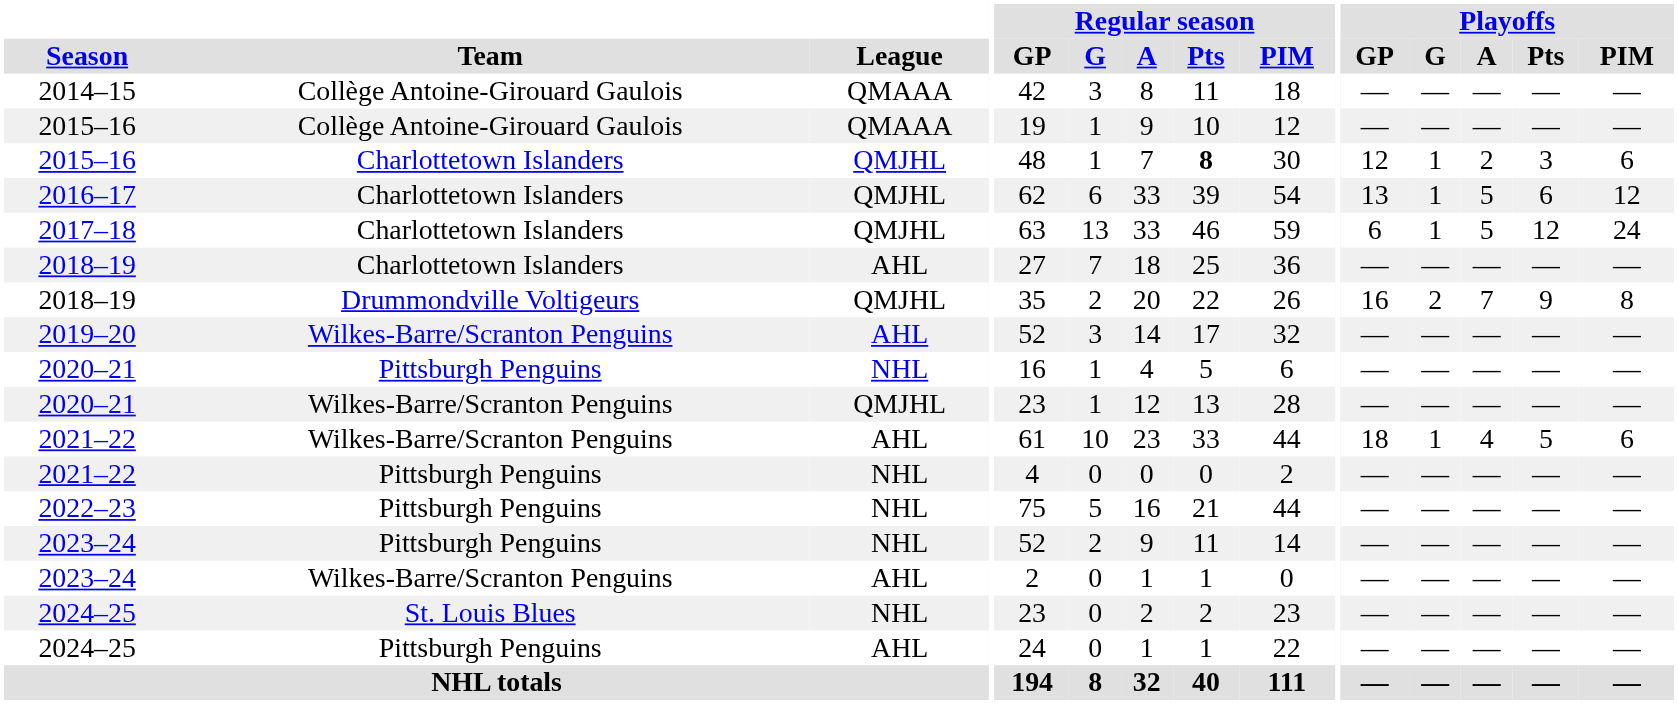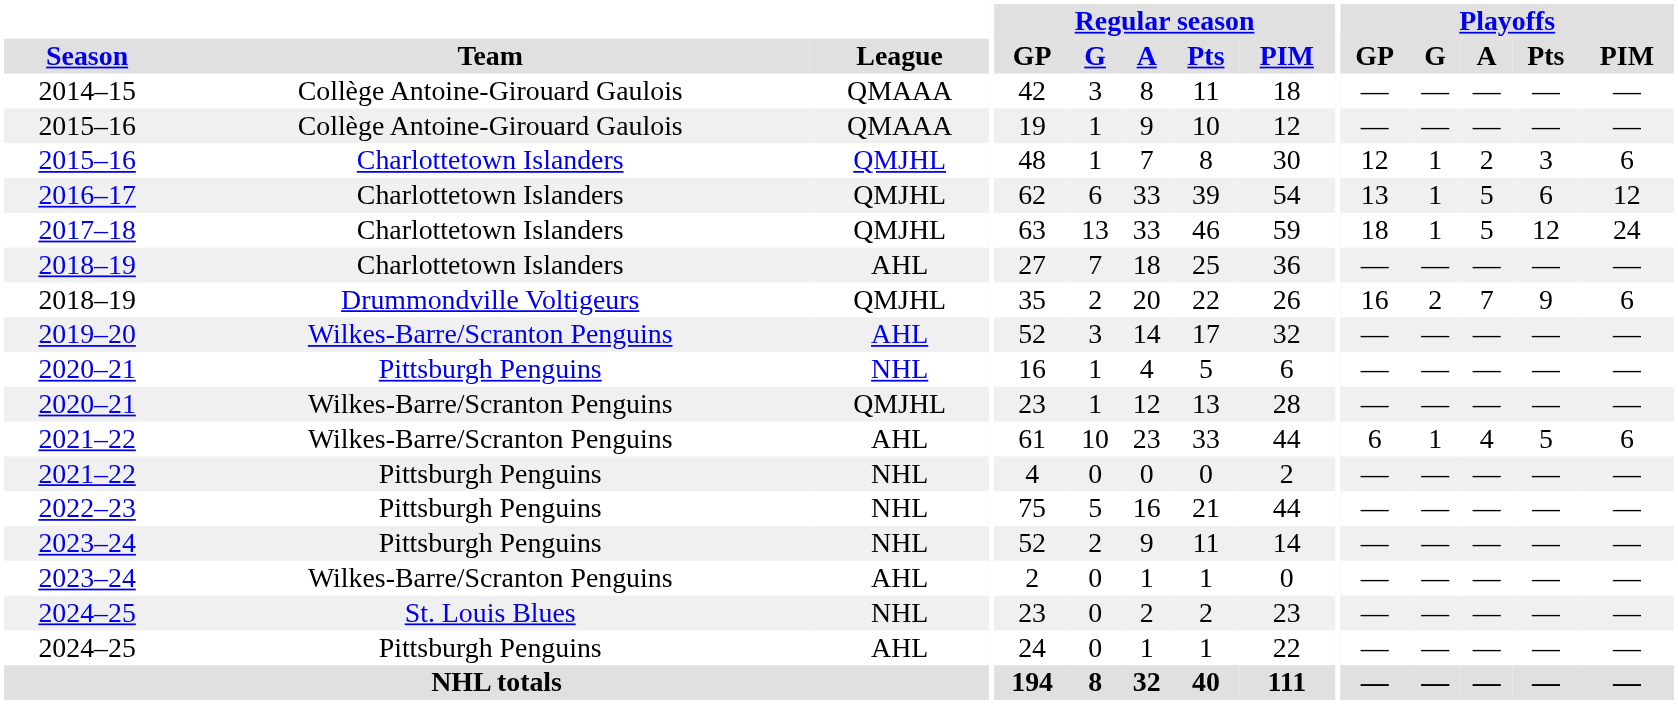(1206, 160) bold -> (1206, 160) normal
(1375, 229) 6 -> (1375, 229) 18
(1627, 299) 8 -> (1627, 299) 6
(1375, 438) 18 -> (1375, 438) 6
